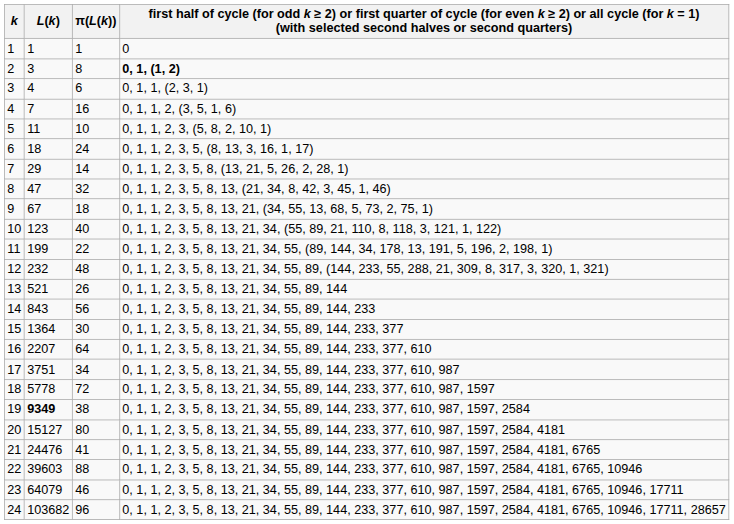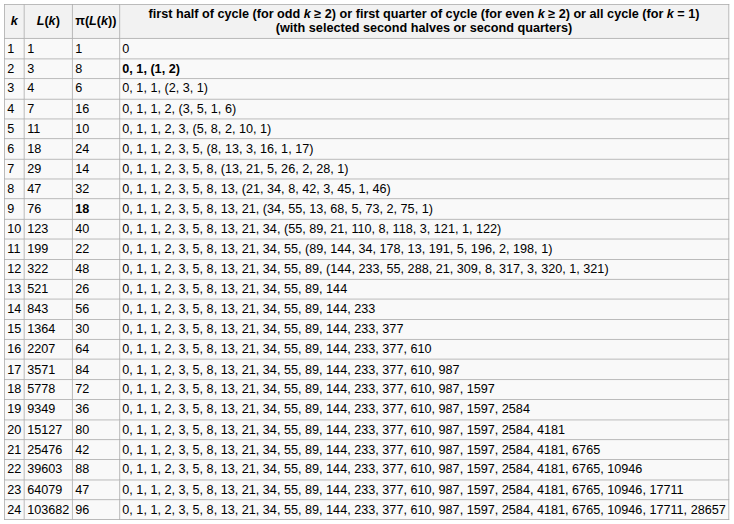(34, 209) 67 -> (34, 209) 76
(82, 209) normal -> (82, 209) bold
(38, 269) 232 -> (38, 269) 322
(41, 369) 3751 -> (41, 369) 3571
(82, 369) 34 -> (82, 369) 84
(41, 409) bold -> (41, 409) normal
(82, 409) 38 -> (82, 409) 36
(45, 449) 24476 -> (45, 449) 25476
(82, 449) 41 -> (82, 449) 42
(82, 489) 46 -> (82, 489) 47
